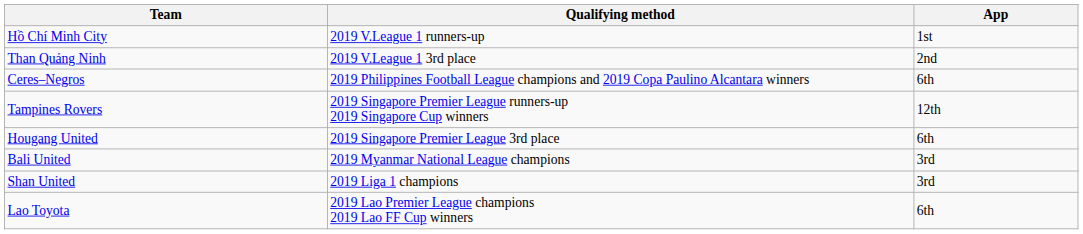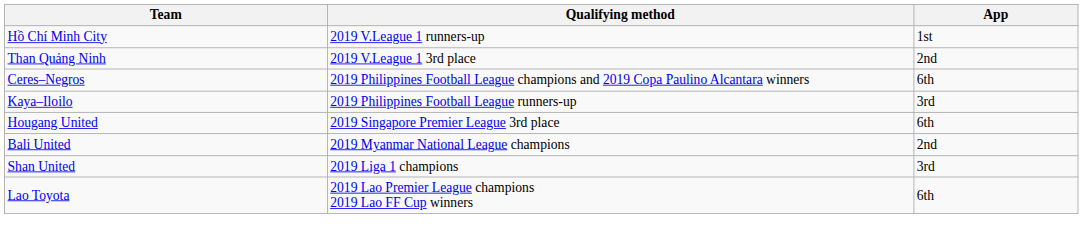+ row: (40, 101)
- row: (55, 109)
(926, 159) 3rd -> (927, 144) 2nd
